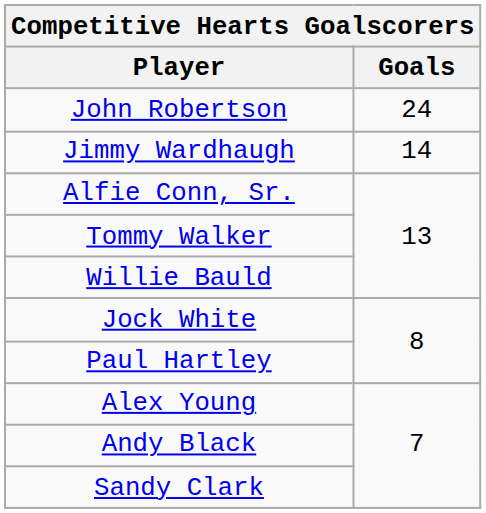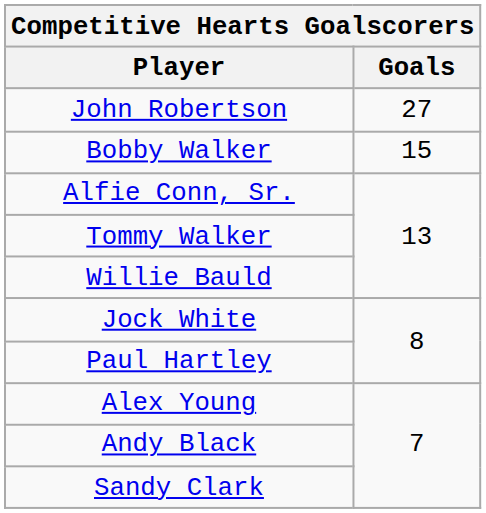(417, 110) 24 -> (417, 110) 27
+ row: (179, 152)
- row: (179, 152)
